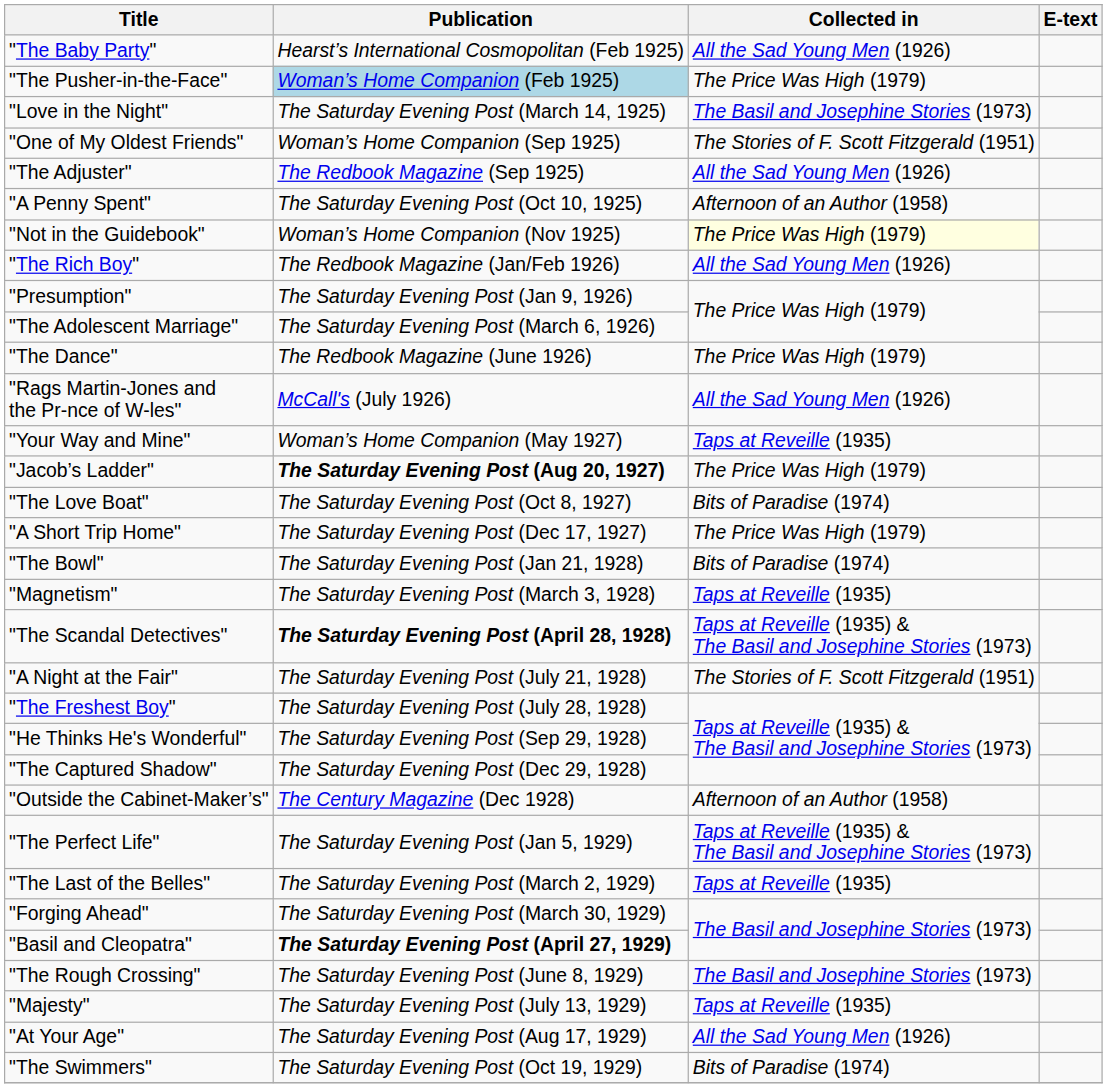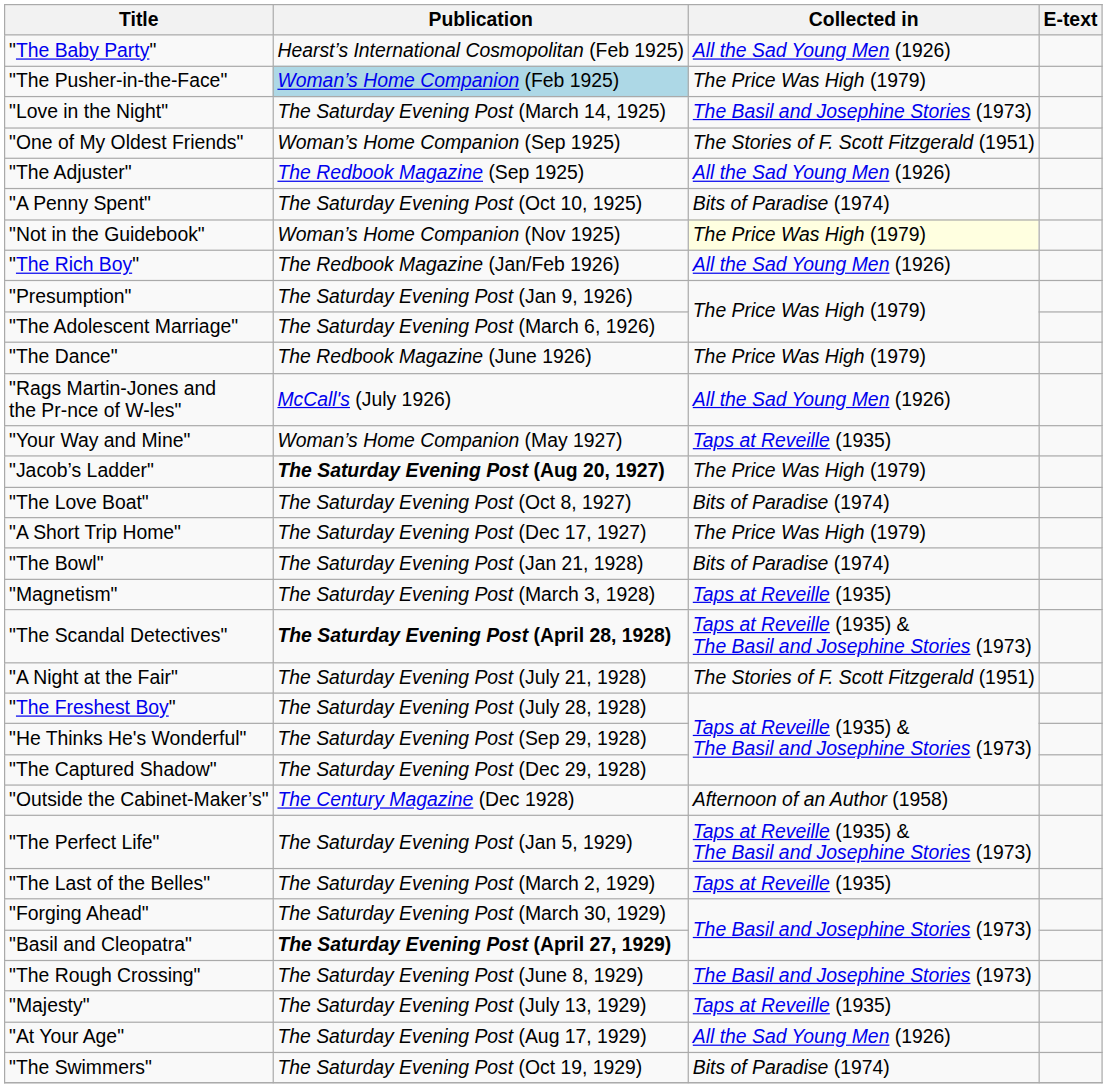(821, 204) Afternoon of an Author (1958) -> (791, 204) Bits of Paradise (1974)
